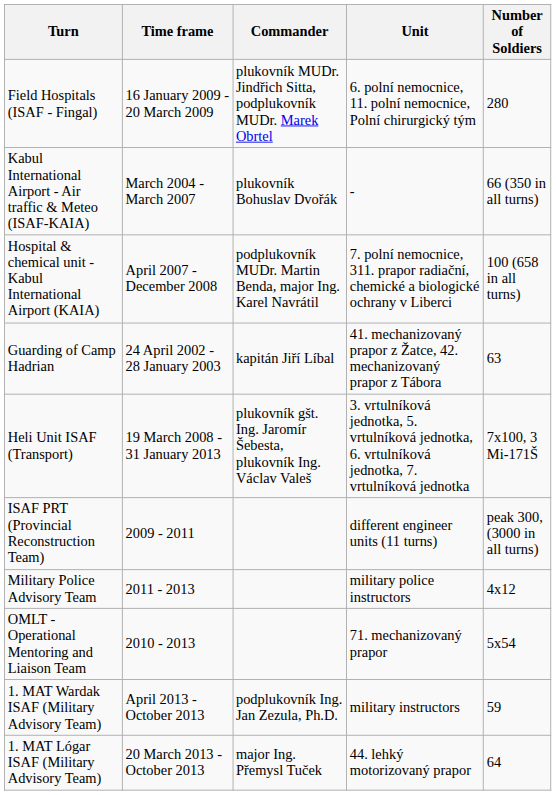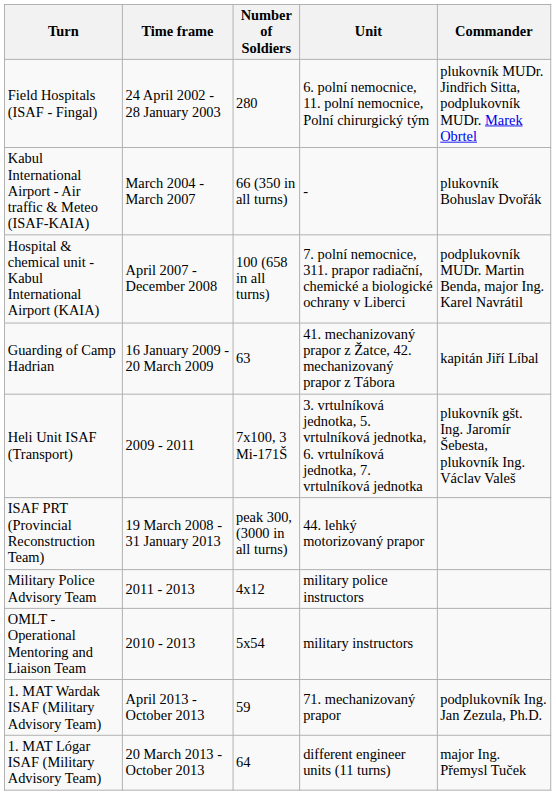columns swapped: (290, 32) <-> (517, 32)
(177, 103) 16 January 2009 - 20 March 2009 -> (173, 103) 24 April 2002 - 28 January 2003
(173, 358) 24 April 2002 - 28 January 2003 -> (177, 358) 16 January 2009 - 20 March 2009
(174, 446) 19 March 2008 - 31 January 2013 -> (160, 446) 2009 - 2011
(160, 533) 2009 - 2011 -> (174, 533) 19 March 2008 - 31 January 2013
(401, 533) different engineer units (11 turns) -> (364, 533) 44. lehký motorizovaný prapor
(406, 644) 71. mechanizovaný prapor -> (358, 644) military instructors
(405, 707) military instructors -> (359, 707) 71. mechanizovaný prapor
(410, 762) 44. lehký motorizovaný prapor -> (354, 762) different engineer units (11 turns)
